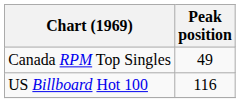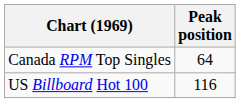(205, 60) 49 -> (205, 60) 64
